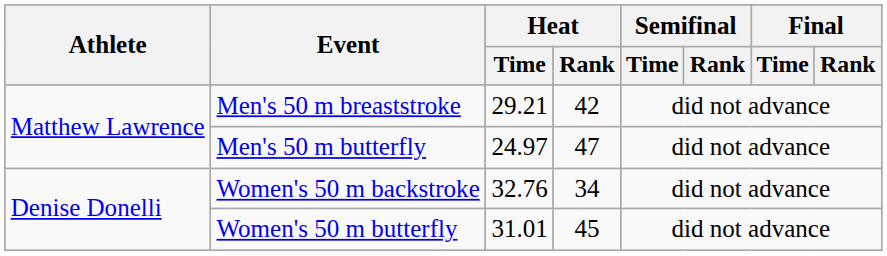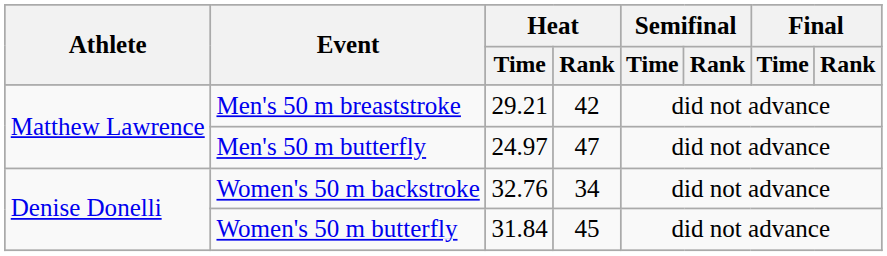(520, 229) 31.01 -> (520, 229) 31.84
